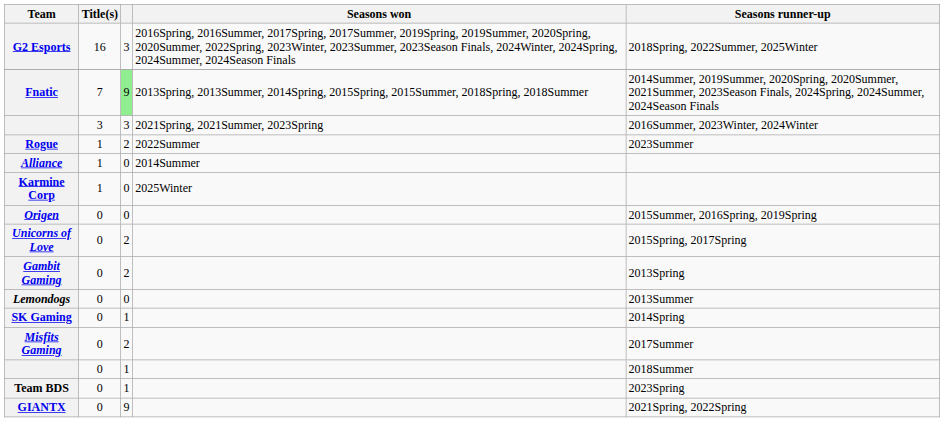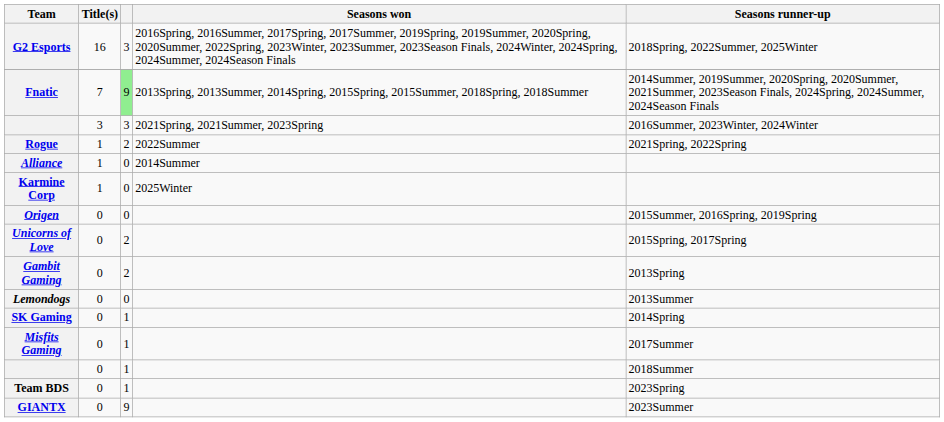(661, 144) 2023Summer -> (688, 144) 2021Spring, 2022Spring
(127, 343) 2 -> (127, 343) 1
(688, 407) 2021Spring, 2022Spring -> (661, 407) 2023Summer
